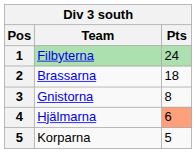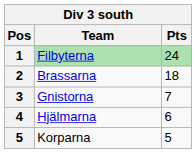(168, 96) 8 -> (168, 96) 7
(168, 117) lightsalmon background -> (168, 117) no background
